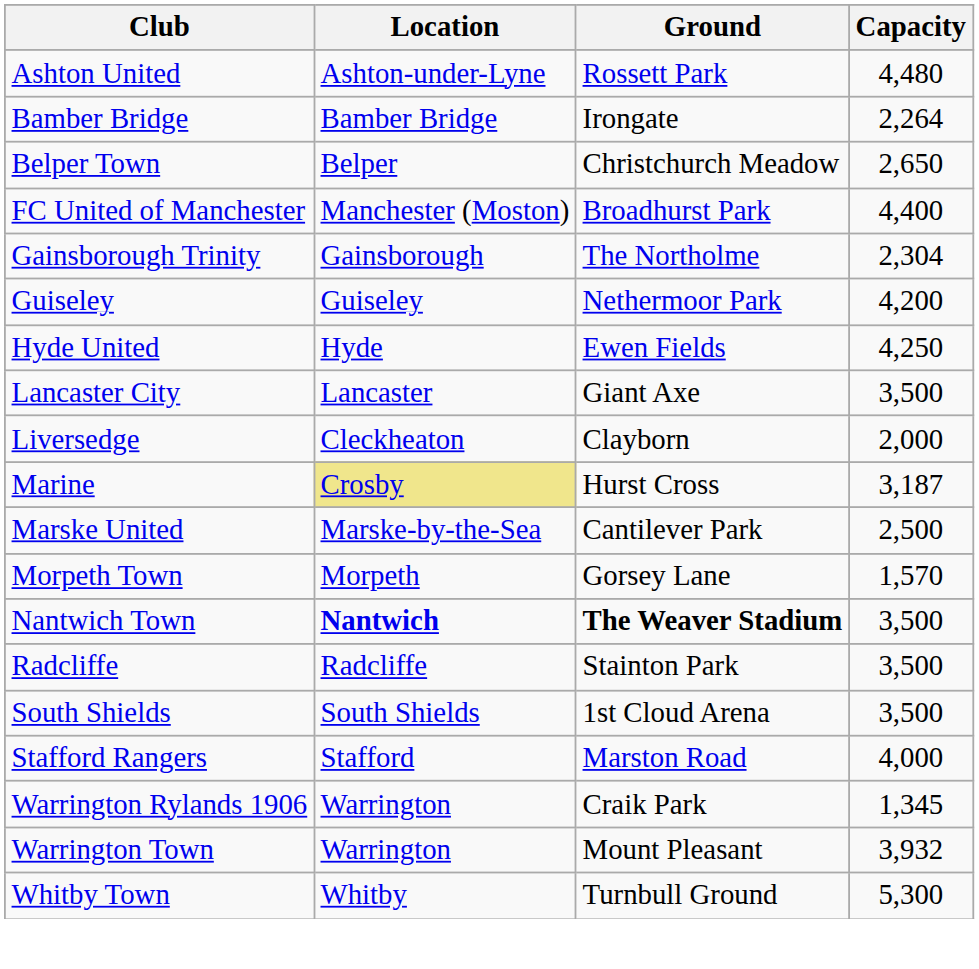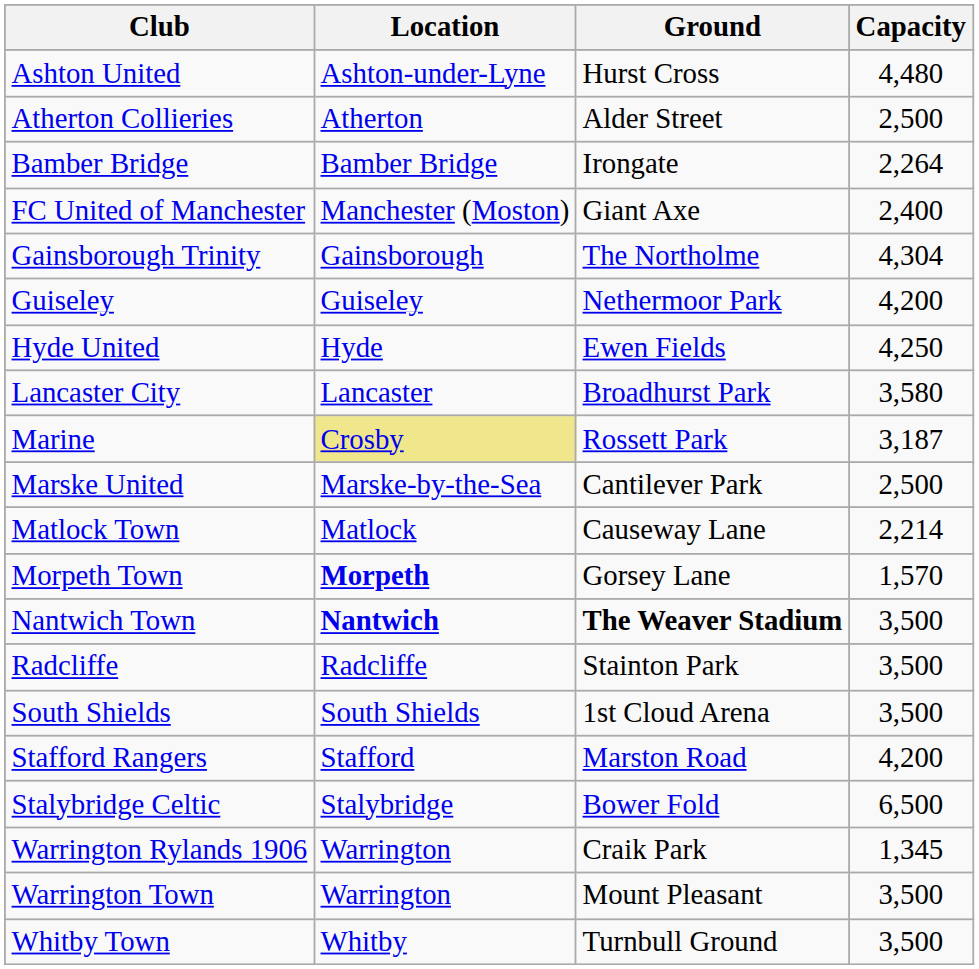(655, 73) Rossett Park -> (651, 73) Hurst Cross
+ row: (122, 118)
- row: (86, 164)
(677, 210) Broadhurst Park -> (641, 210) Giant Axe
(911, 210) 4,400 -> (911, 210) 2,400
(911, 255) 2,304 -> (911, 255) 4,304
(641, 392) Giant Axe -> (677, 392) Broadhurst Park
(911, 392) 3,500 -> (911, 392) 3,580
- row: (76, 438)
(651, 484) Hurst Cross -> (655, 438) Rossett Park
+ row: (95, 529)
(370, 575) normal -> (375, 575) bold
(911, 758) 4,000 -> (911, 758) 4,200
+ row: (116, 803)
(911, 849) 3,932 -> (911, 895) 3,500
(911, 895) 5,300 -> (911, 940) 3,500
